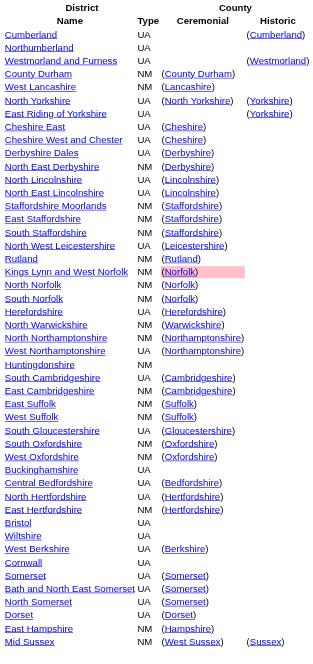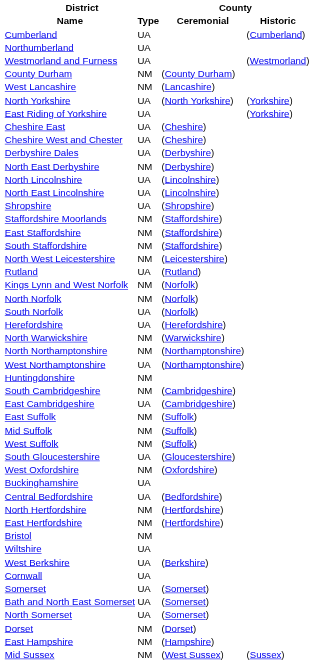+ row: (28, 206)
(144, 246) UA -> (145, 259) NM
(145, 259) NM -> (144, 272) UA
(180, 272) pink background -> (180, 285) no background
(145, 298) NM -> (144, 312) UA
(144, 378) UA -> (145, 391) NM
(145, 391) NM -> (144, 404) UA
+ row: (28, 430)
- row: (43, 444)
(144, 496) UA -> (145, 510) NM
(144, 523) UA -> (145, 536) NM
(144, 615) UA -> (145, 628) NM
